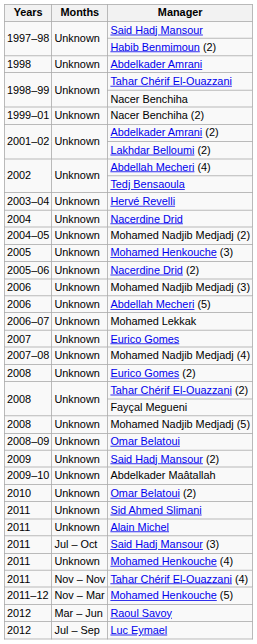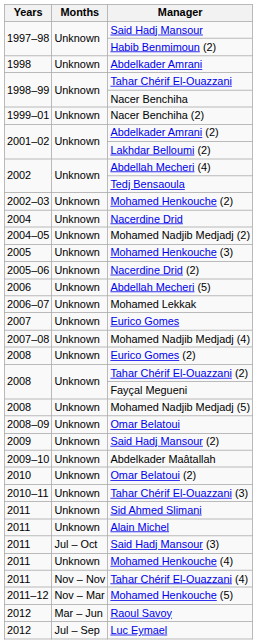+ row: (172, 202)
- row: (143, 202)
- row: (180, 287)
+ row: (179, 493)
